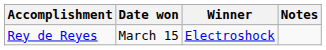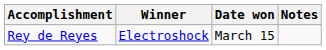columns swapped: (230, 15) <-> (149, 15)
